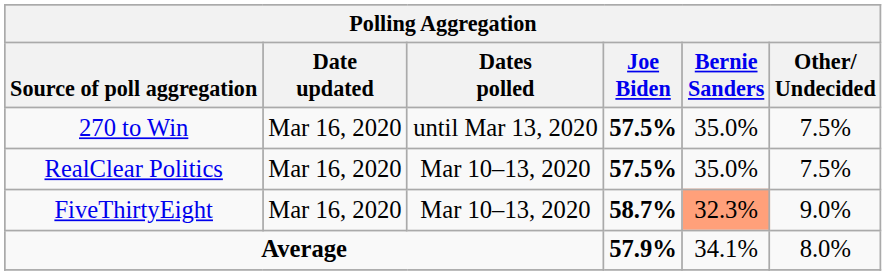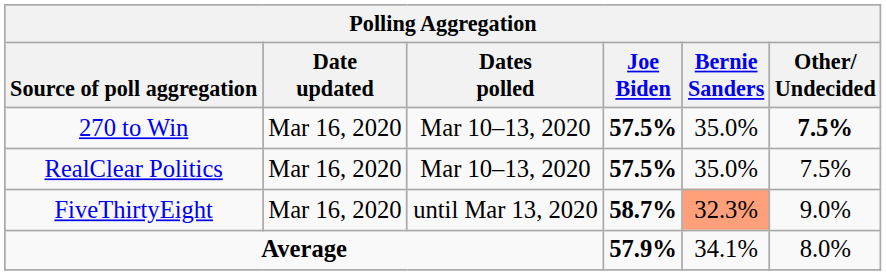(505, 128) until Mar 13, 2020 -> (505, 128) Mar 10–13, 2020
(825, 128) normal -> (825, 128) bold
(505, 209) Mar 10–13, 2020 -> (505, 209) until Mar 13, 2020
